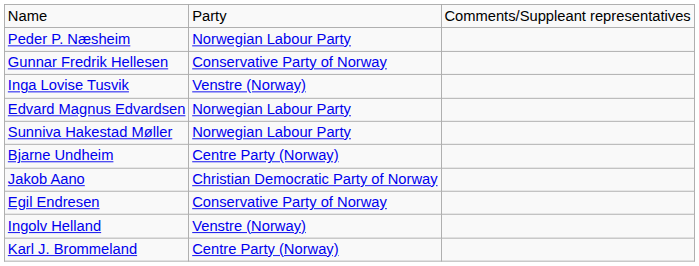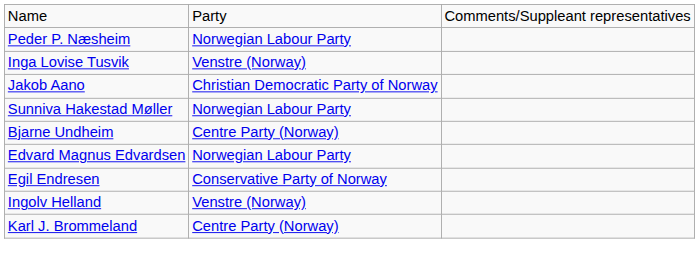- row: (88, 62)
rows swapped: (46, 179) <-> (97, 109)
